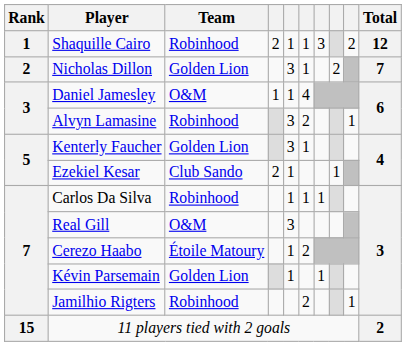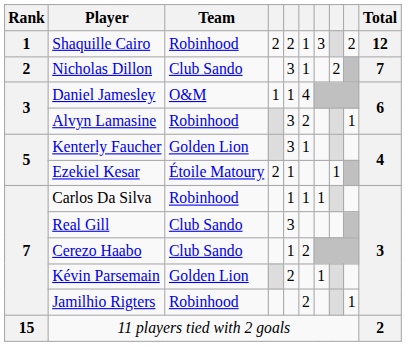(291, 43) 1 -> (291, 43) 2
(209, 69) Golden Lion -> (206, 69) Club Sando
(206, 173) Club Sando -> (217, 173) Étoile Matoury
(188, 224) O&M -> (206, 224) Club Sando
(217, 250) Étoile Matoury -> (206, 250) Club Sando
(291, 276) 1 -> (291, 276) 2
